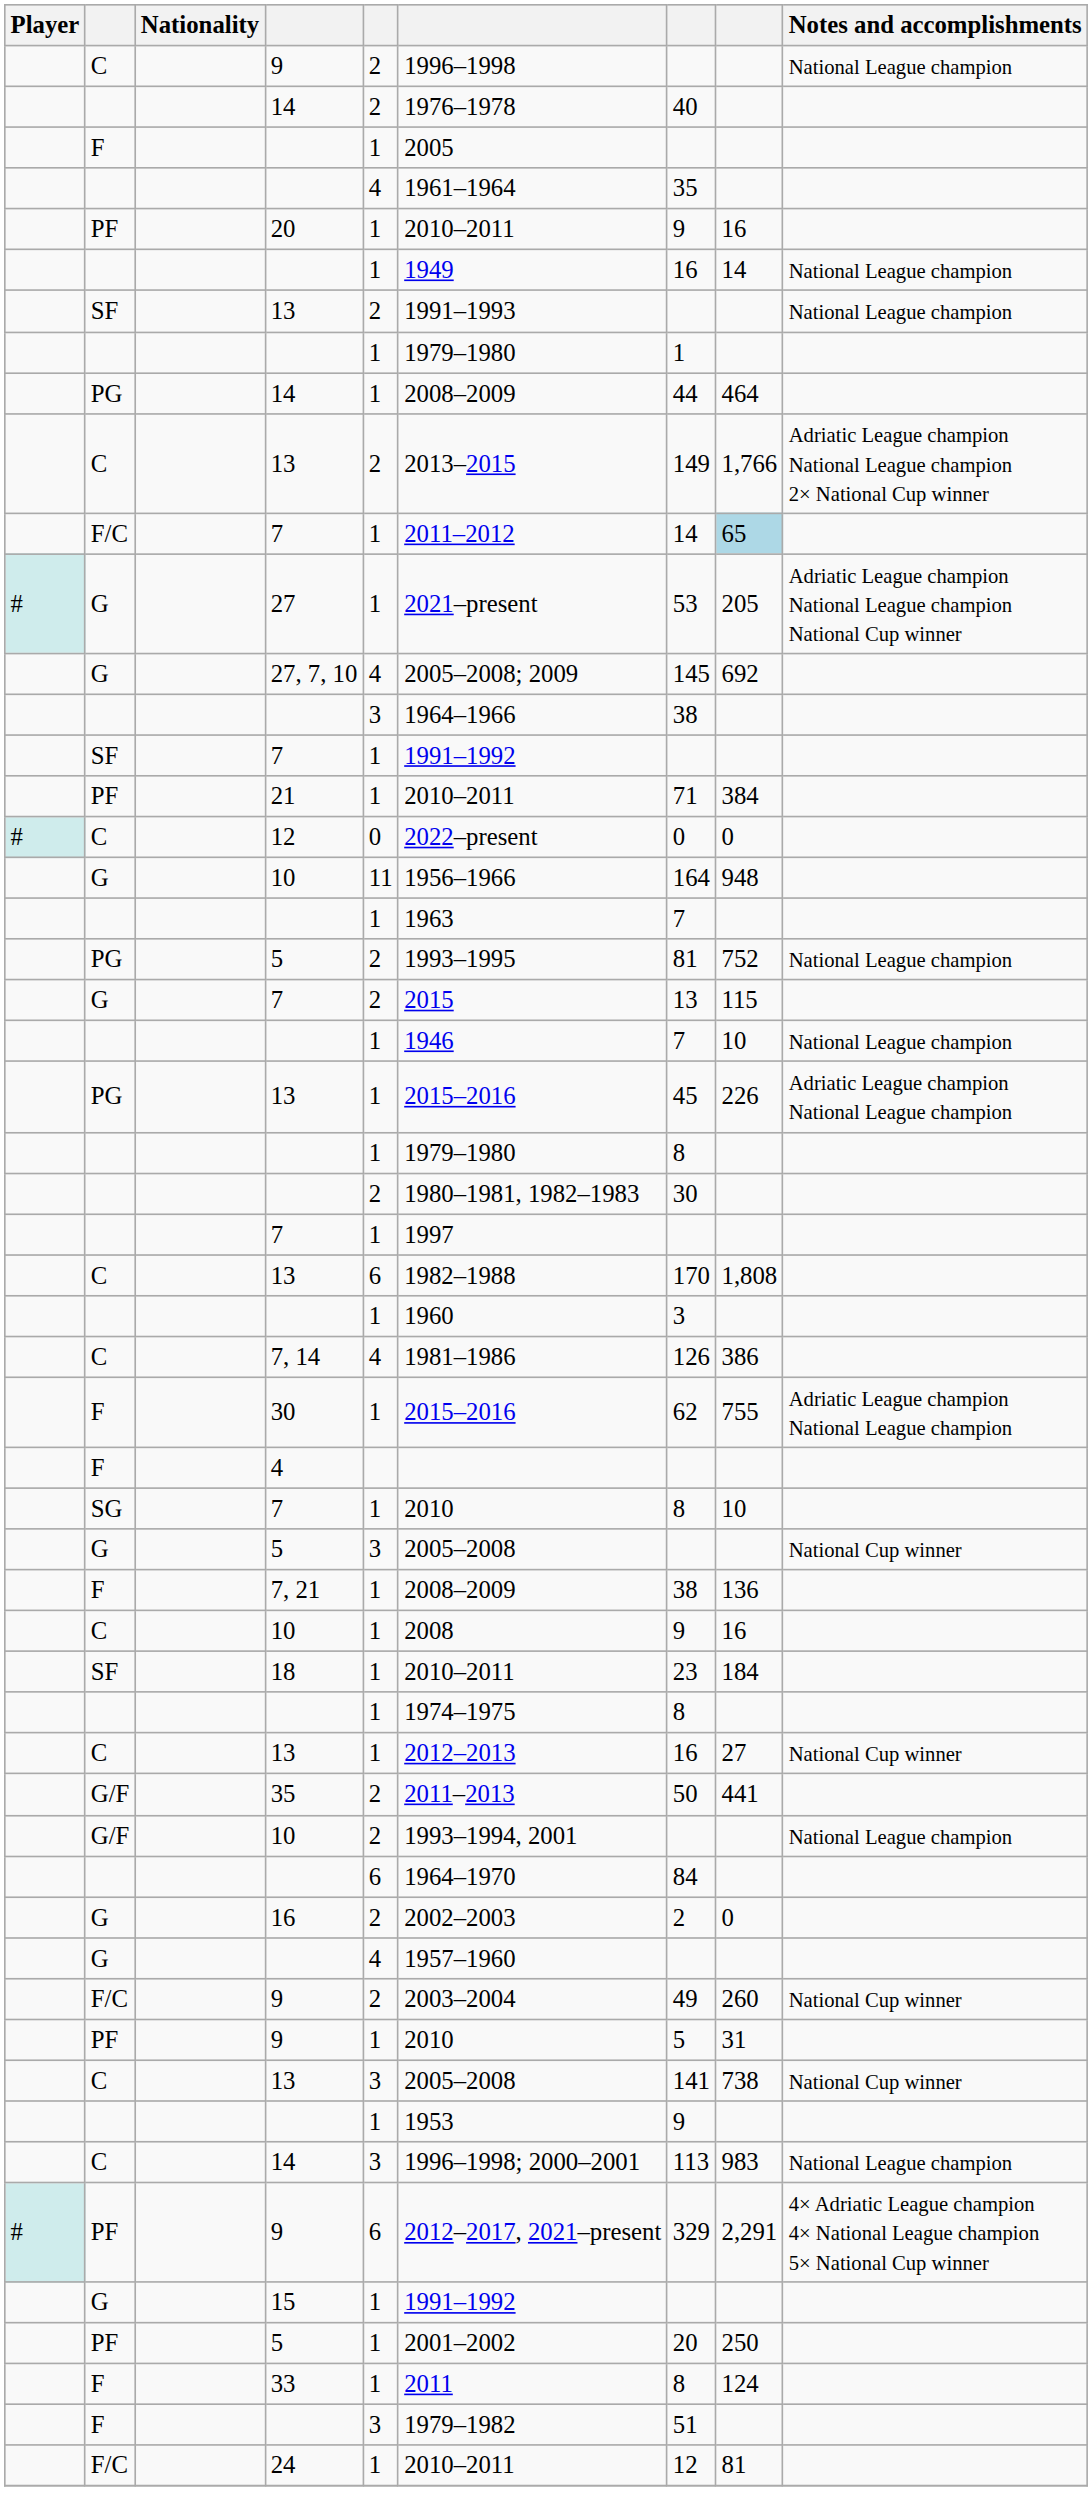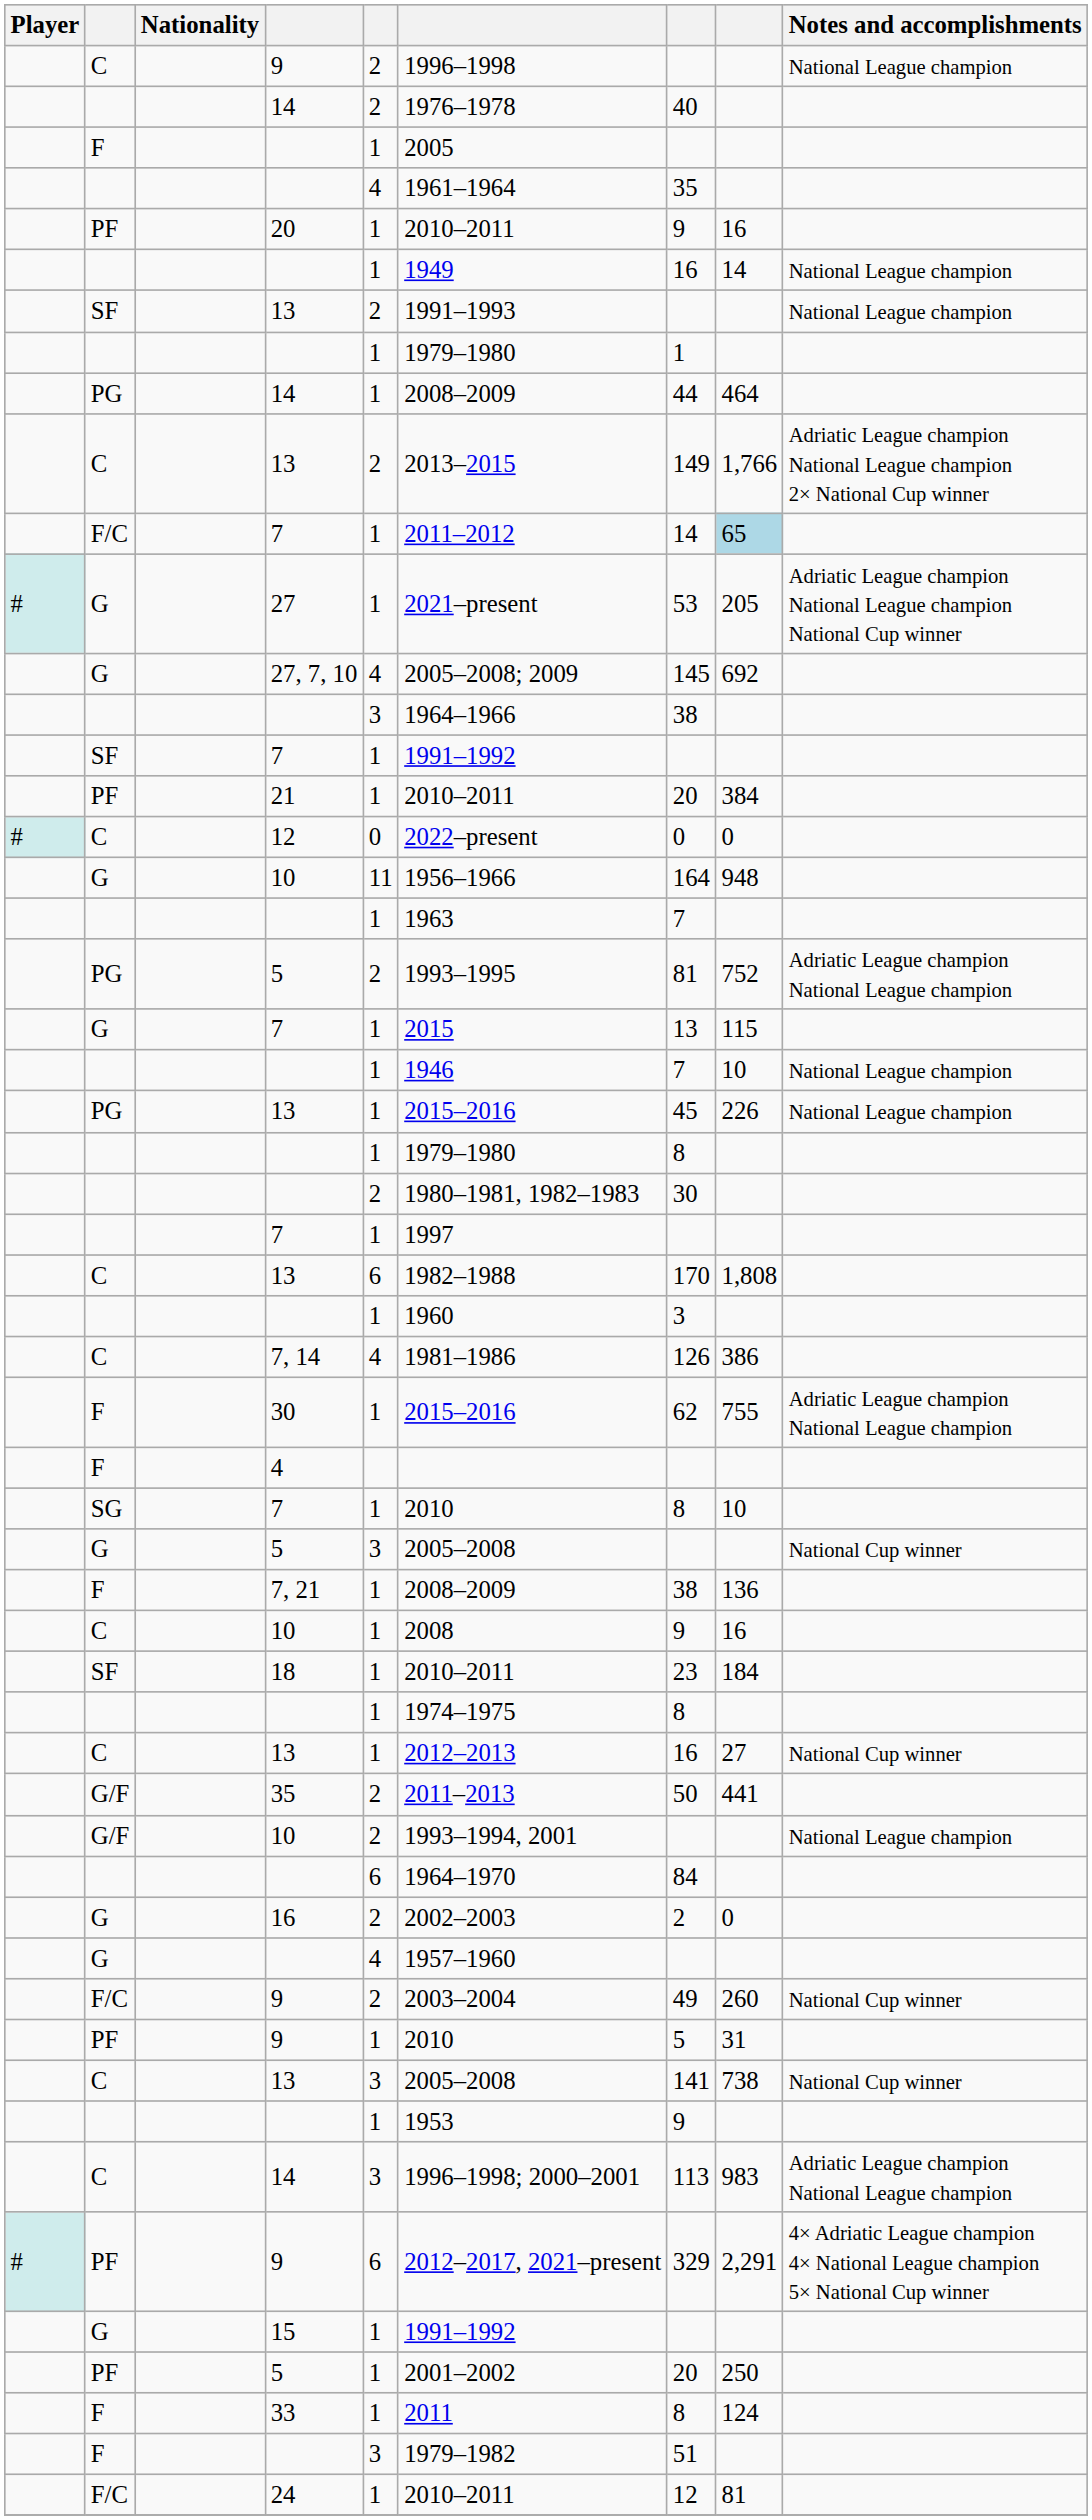(685, 796) 71 -> (685, 796) 20
(900, 961) National League champion -> (900, 976) Adriatic League champion National League champion
(375, 1000) 2 -> (375, 1029) 1
(900, 1099) Adriatic League champion National League champion -> (900, 1113) National League champion
(900, 2164) National League champion -> (900, 2179) Adriatic League champion National League champion
